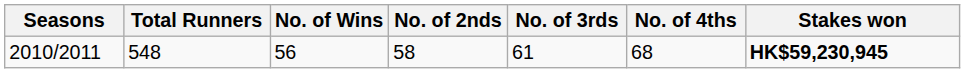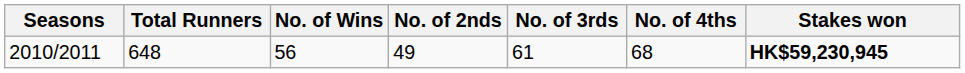(145, 52) 548 -> (145, 52) 648
(404, 52) 58 -> (404, 52) 49
